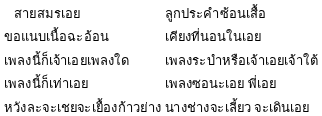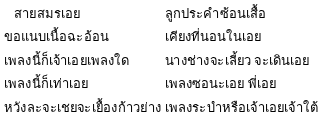(241, 60) เพลงระบำหรือเจ้าเอยเจ้าใต้ -> (237, 60) นางช่างจะเลี้ยว จะเดินเอย
(237, 107) นางช่างจะเลี้ยว จะเดินเอย -> (241, 107) เพลงระบำหรือเจ้าเอยเจ้าใต้
